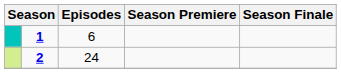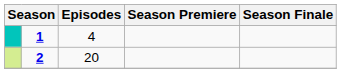(91, 36) 6 -> (91, 36) 4
(91, 57) 24 -> (91, 57) 20
